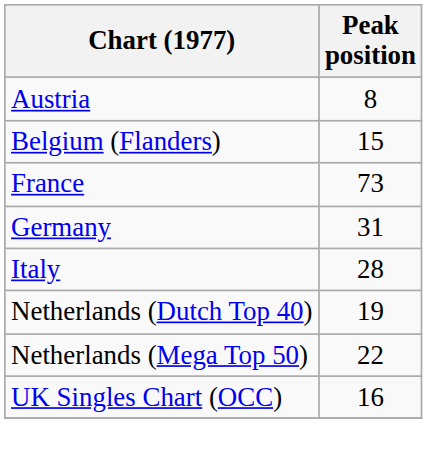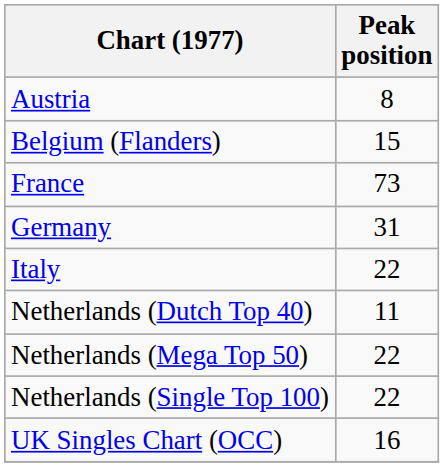(370, 269) 28 -> (387, 269) 22
(370, 311) 19 -> (387, 311) 11
+ row: (170, 397)
